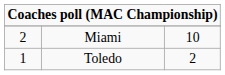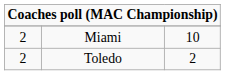(23, 59) 1 -> (23, 59) 2
